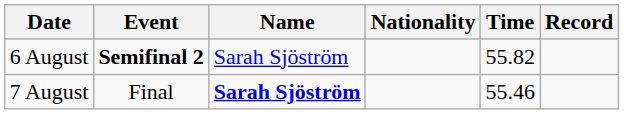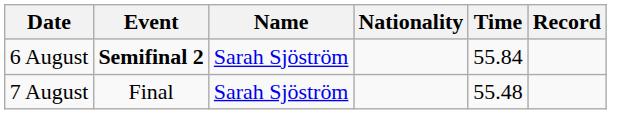(510, 56) 55.82 -> (498, 56) 55.84
(287, 91) bold -> (281, 91) normal
(510, 91) 55.46 -> (498, 91) 55.48
